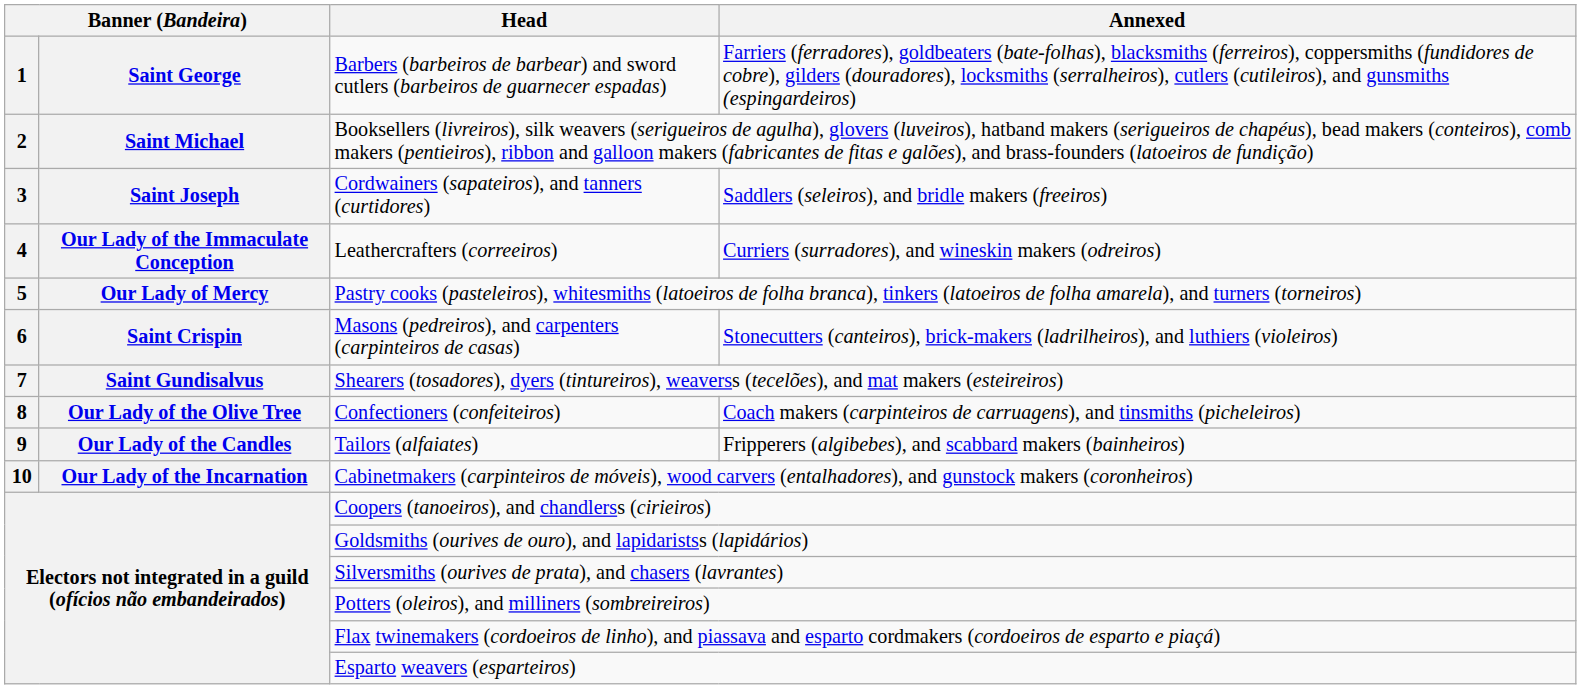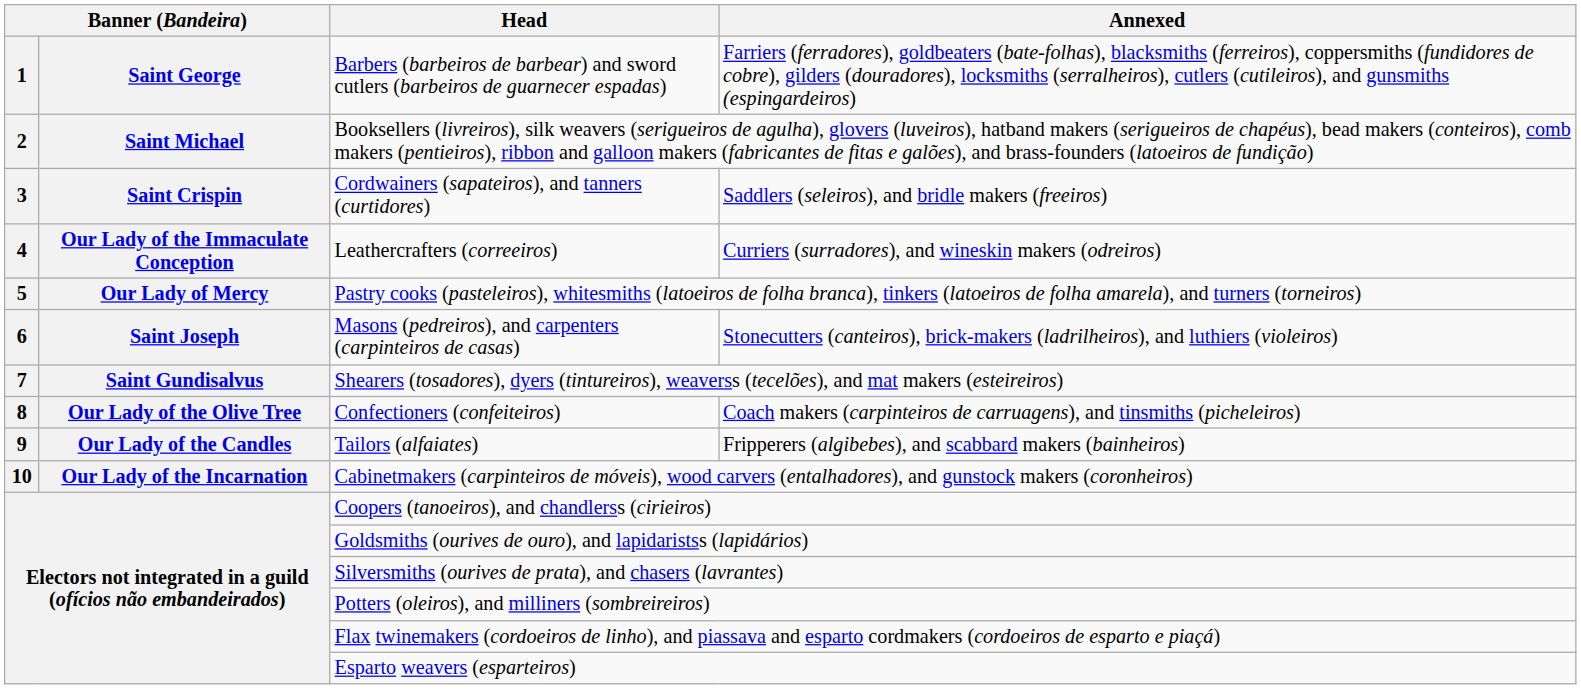(185, 195) Saint Joseph -> (185, 195) Saint Crispin
(185, 337) Saint Crispin -> (185, 337) Saint Joseph
